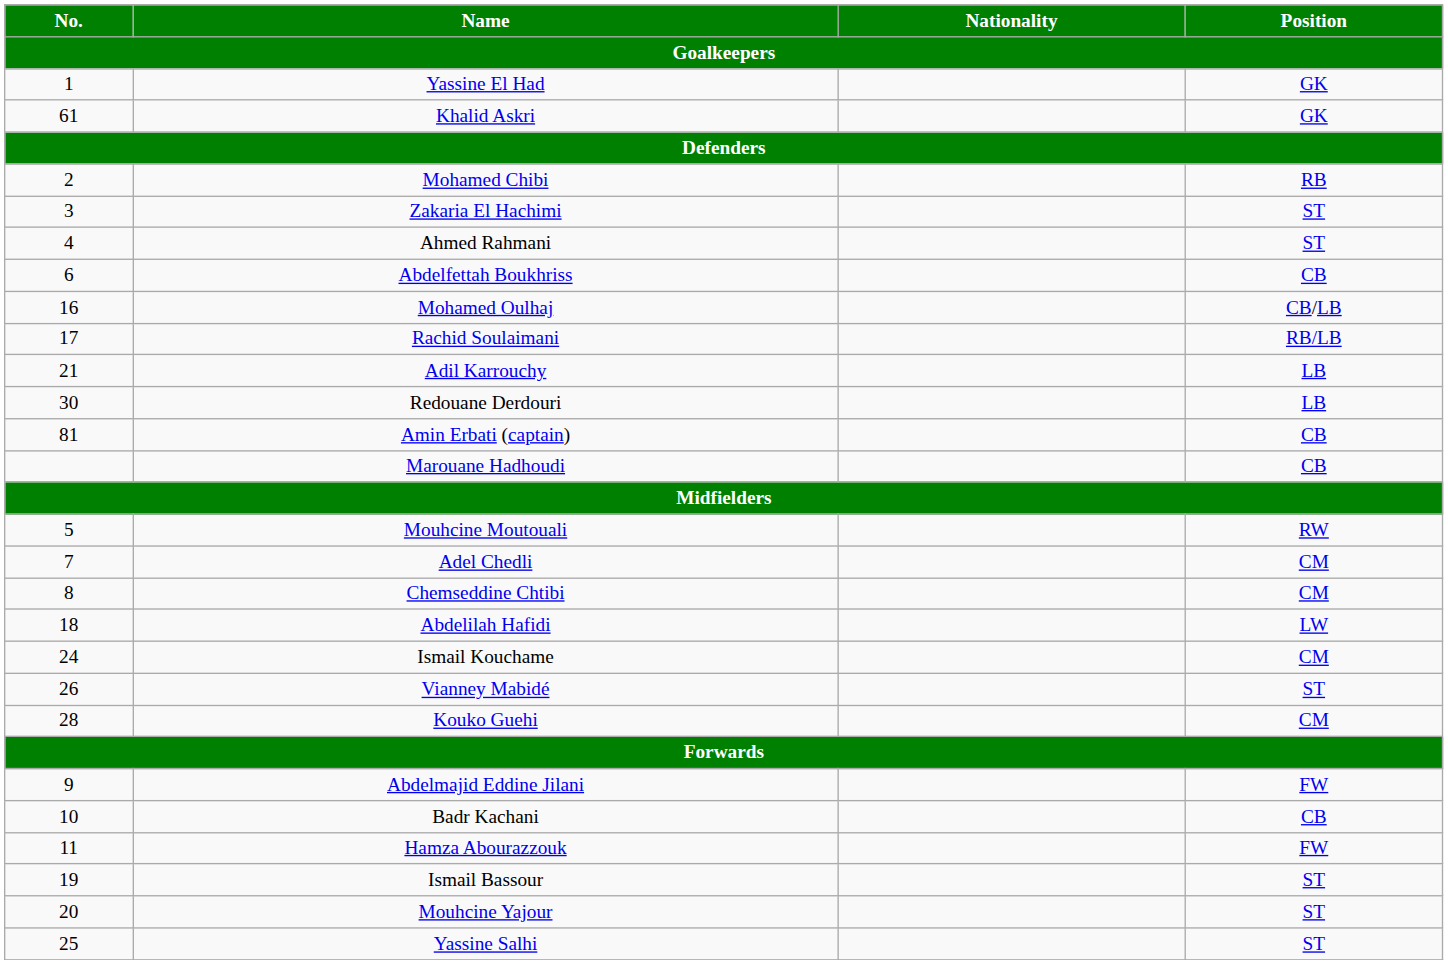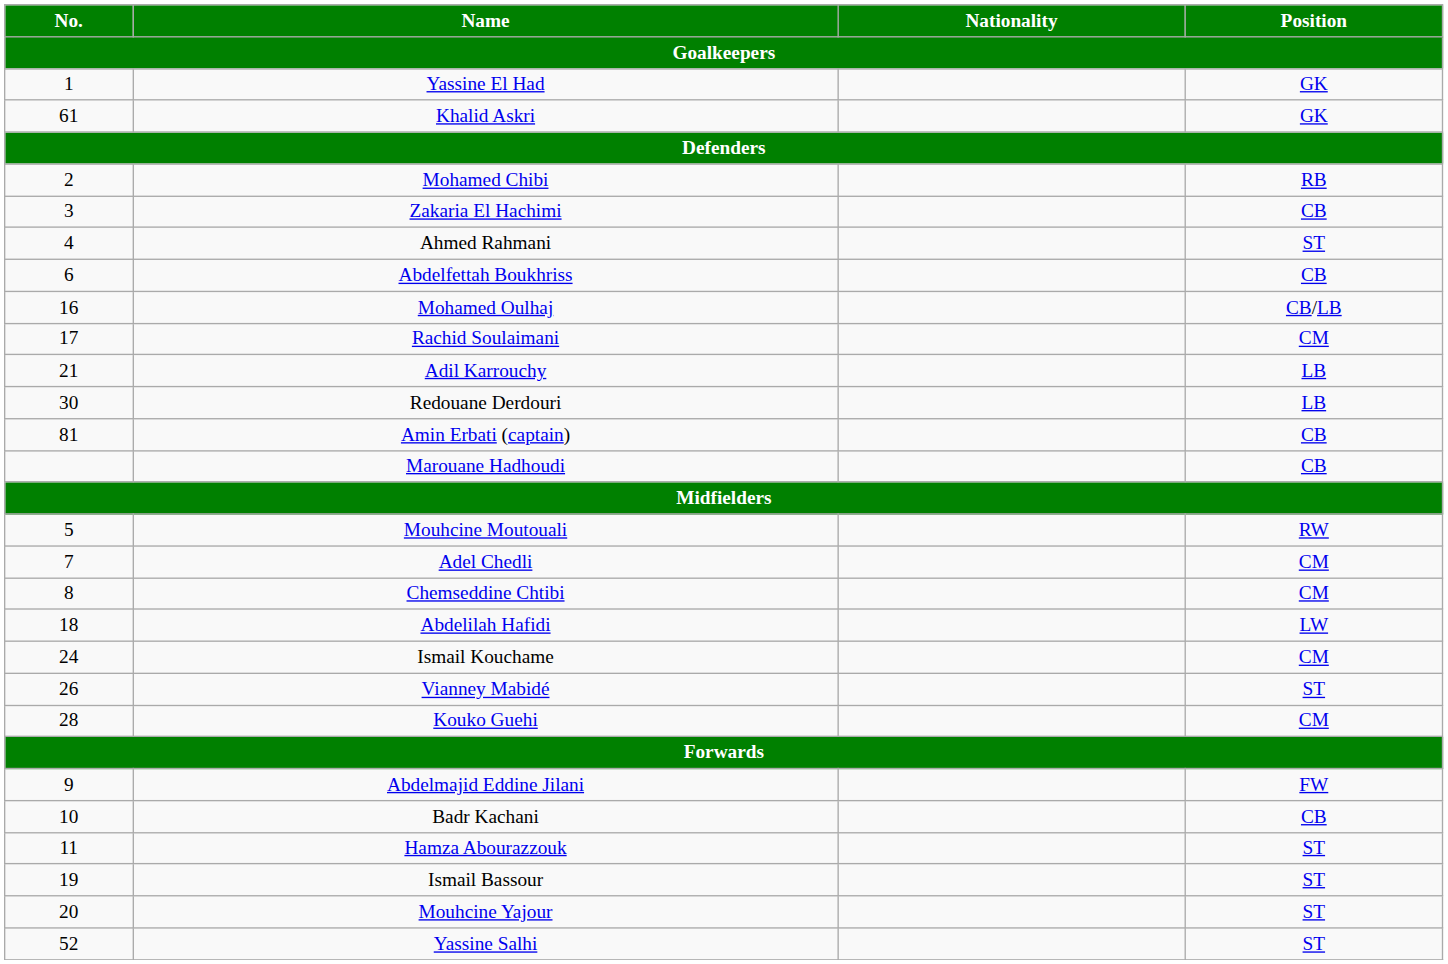(1314, 211) ST -> (1314, 211) CB
(1314, 339) RB/LB -> (1314, 339) CM
(1314, 848) FW -> (1314, 848) ST
(69, 943) 25 -> (69, 943) 52
